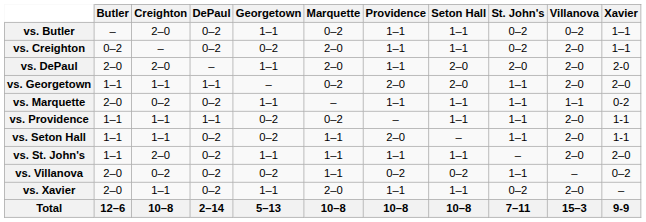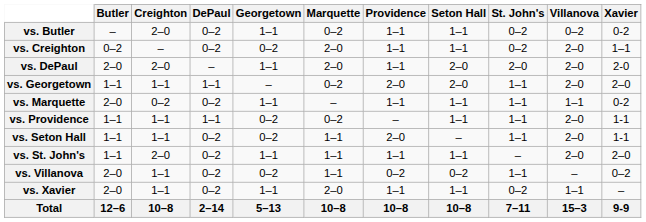(621, 31) 1–1 -> (621, 31) 0-2
(161, 173) 0–2 -> (161, 173) 1–1
(574, 191) 2–0 -> (574, 191) 1–1
